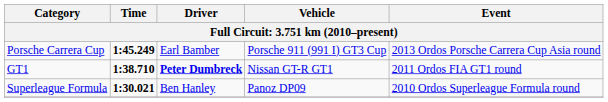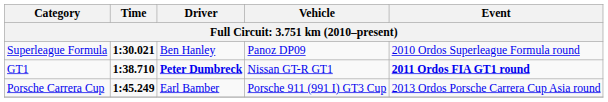rows swapped: (57, 87) <-> (56, 50)
(457, 69) normal -> (461, 69) bold
